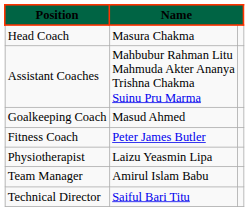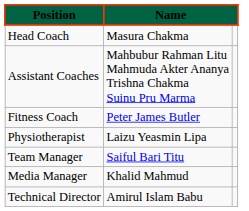- row: (57, 117)
(160, 176) Amirul Islam Babu -> (145, 157) Saiful Bari Titu
+ row: (47, 176)
(151, 196) Saiful Bari Titu -> (155, 196) Amirul Islam Babu
